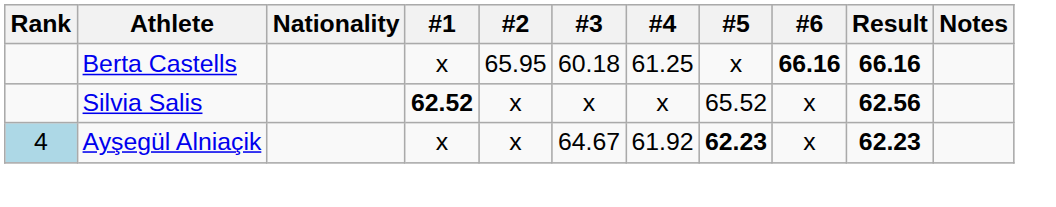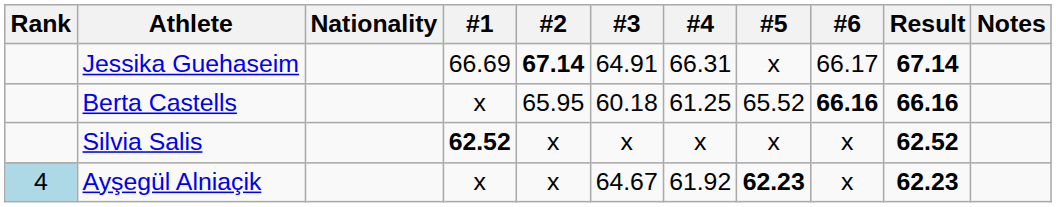+ row: (191, 63)
(736, 63) x -> (774, 102) 65.52
(736, 102) 65.52 -> (774, 142) x
(890, 102) 62.56 -> (928, 142) 62.52
